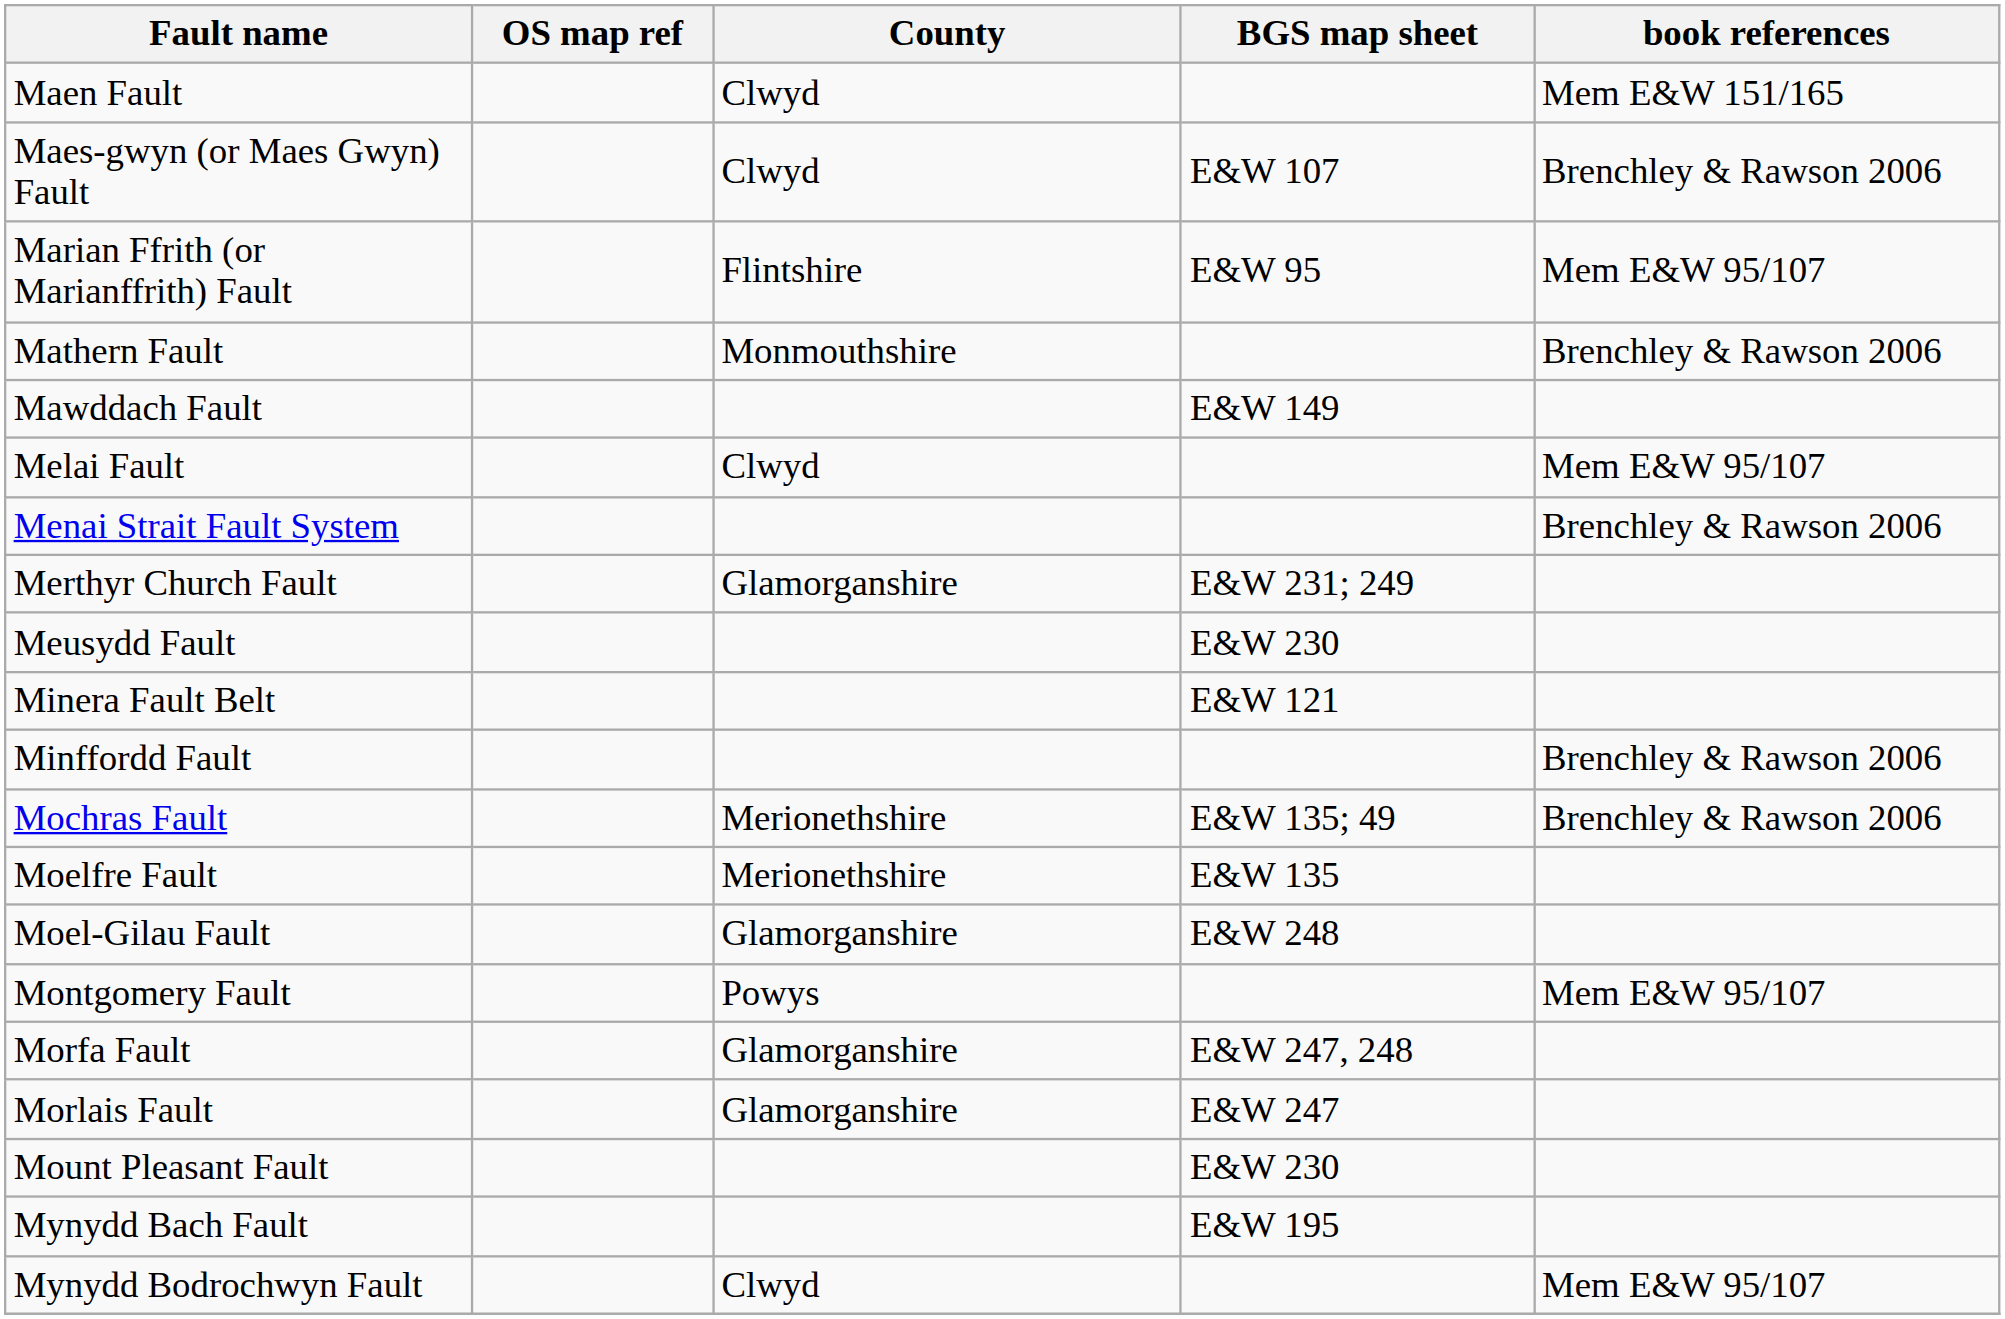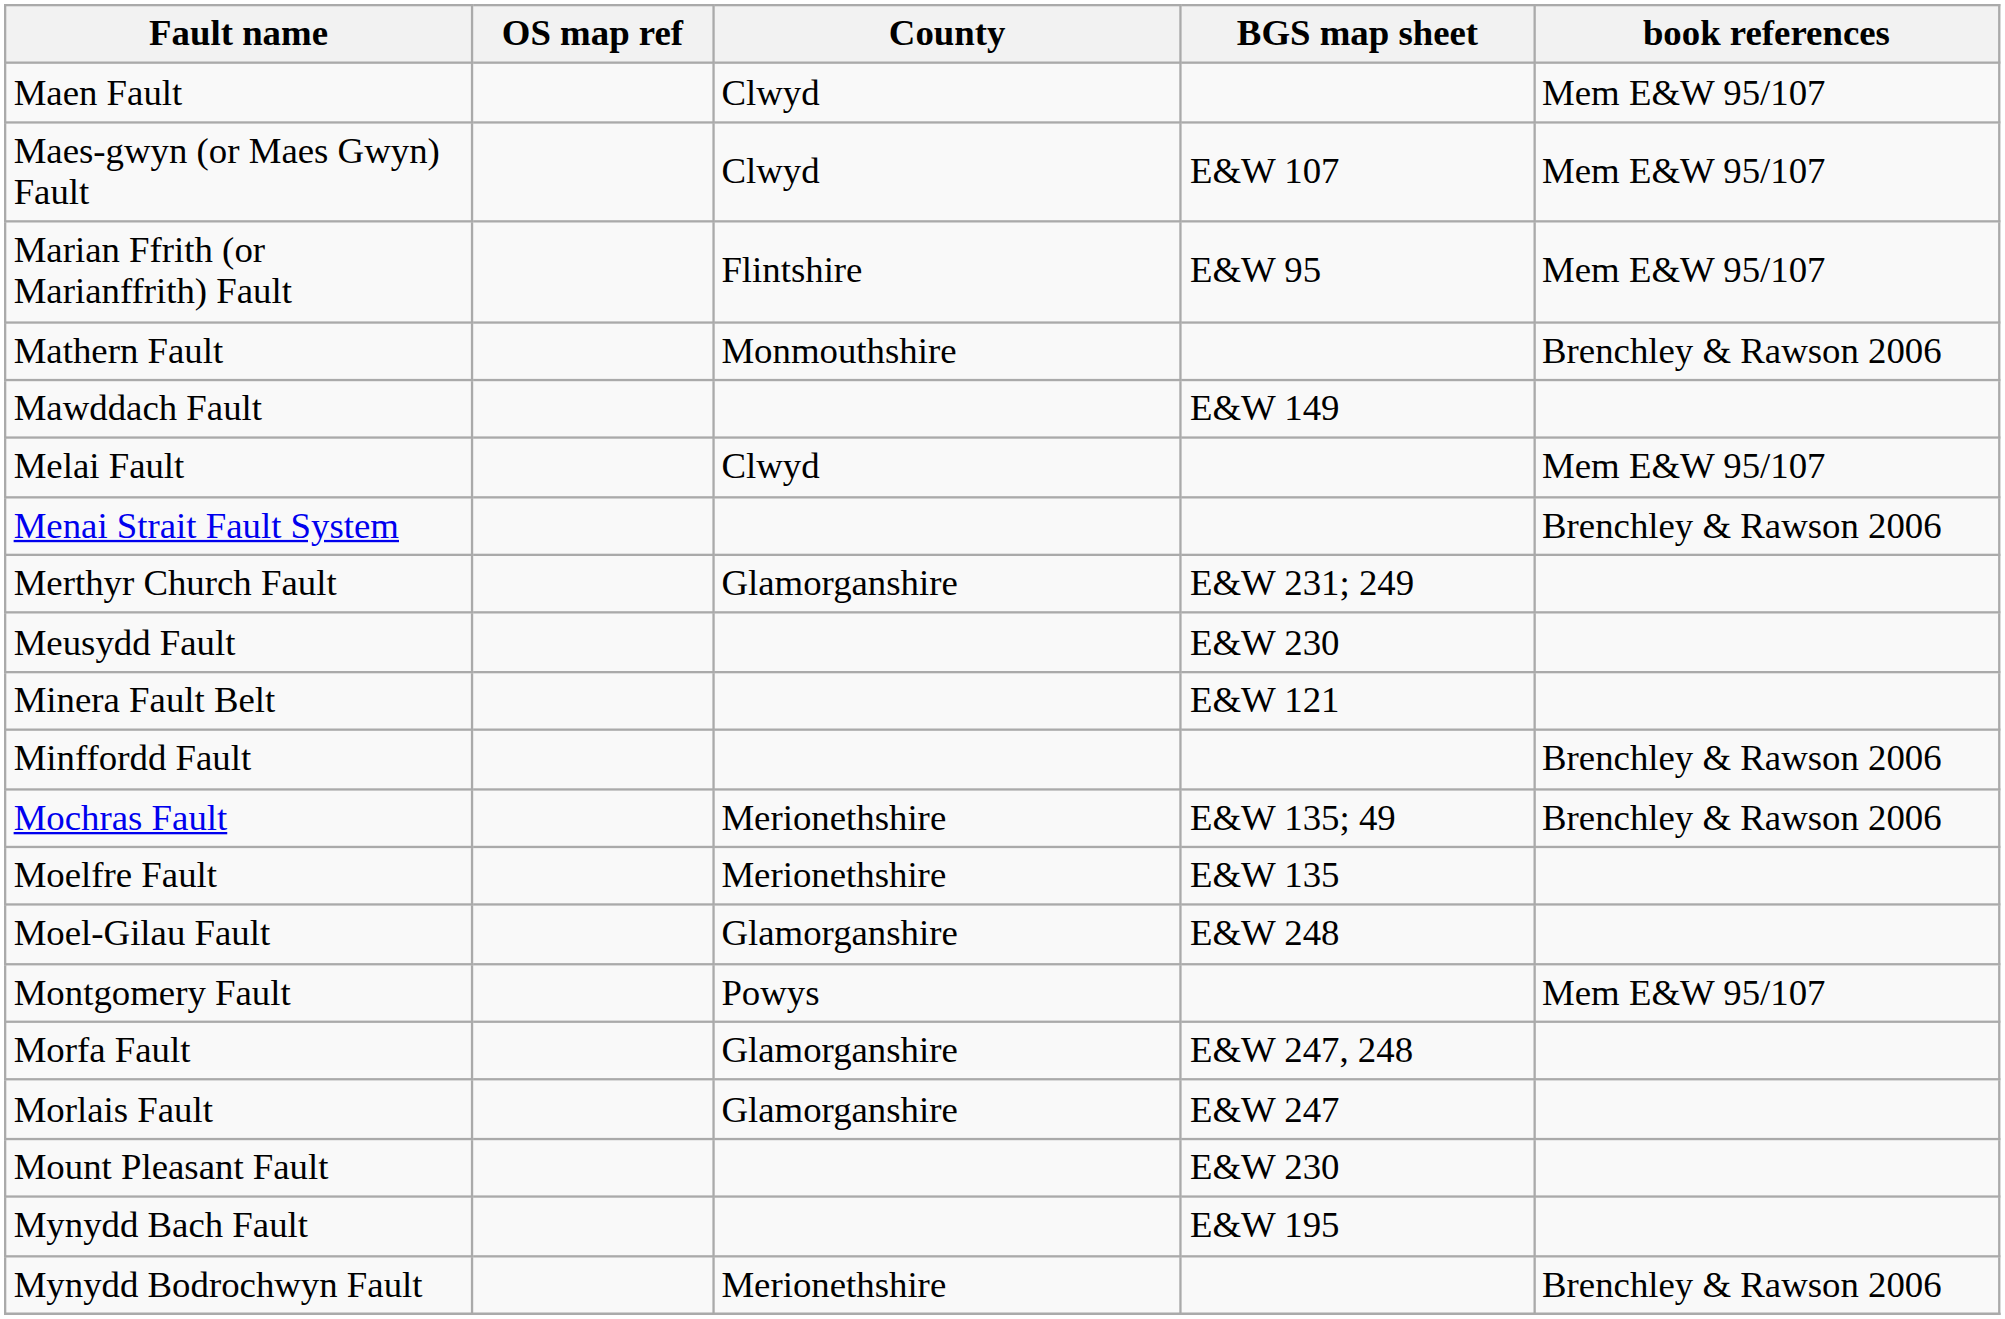(1693, 92) Mem E&W 151/165 -> (1684, 92) Mem E&W 95/107
(1742, 171) Brenchley & Rawson 2006 -> (1684, 171) Mem E&W 95/107
(770, 1283) Clwyd -> (834, 1283) Merionethshire
(1684, 1283) Mem E&W 95/107 -> (1742, 1283) Brenchley & Rawson 2006
